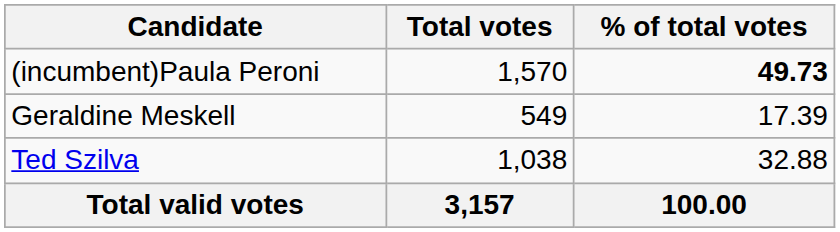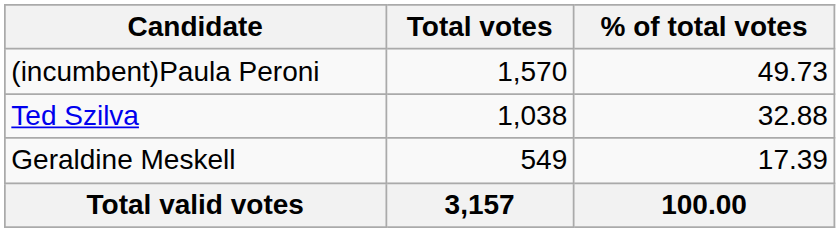(793, 71) bold -> (793, 71) normal
rows swapped: (75, 159) <-> (123, 115)
